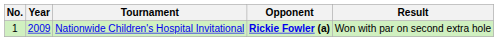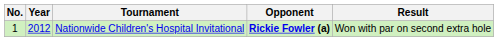(39, 29) 2009 -> (39, 29) 2012
